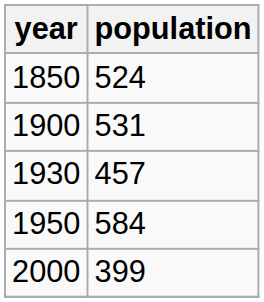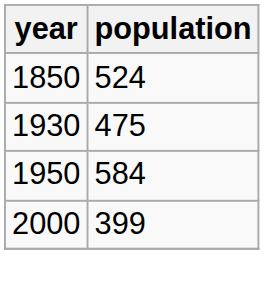- row: (46, 126)
(120, 175) 457 -> (120, 126) 475
